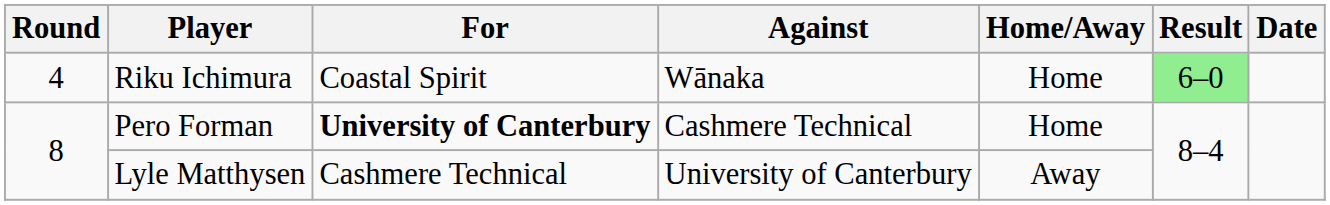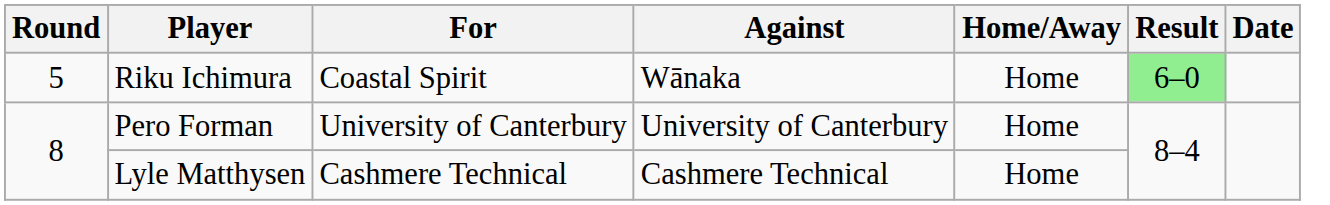(56, 77) 4 -> (56, 77) 5
(485, 125) bold -> (473, 125) normal
(788, 125) Cashmere Technical -> (794, 125) University of Canterbury
(818, 174) University of Canterbury -> (765, 174) Cashmere Technical
(1065, 174) Away -> (1042, 174) Home
